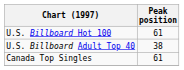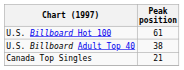(158, 59) 61 -> (158, 59) 21
